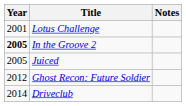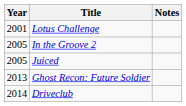(17, 45) bold -> (17, 45) normal
(17, 77) 2012 -> (17, 77) 2013
